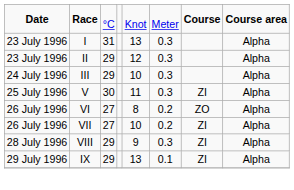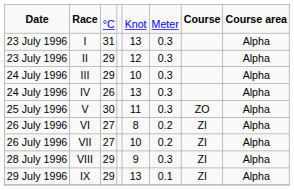+ row: (85, 92)
(202, 92) ZI -> (202, 109) ZO
(202, 109) ZO -> (202, 126) ZI
